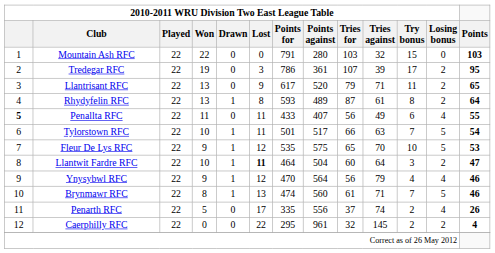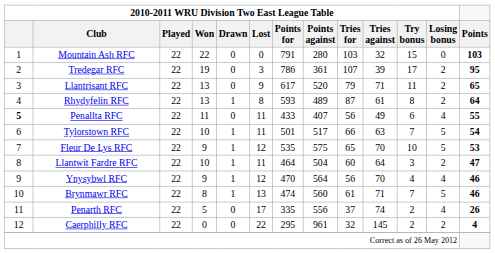(261, 163) bold -> (261, 163) normal
(380, 178) 79 -> (380, 178) 70
